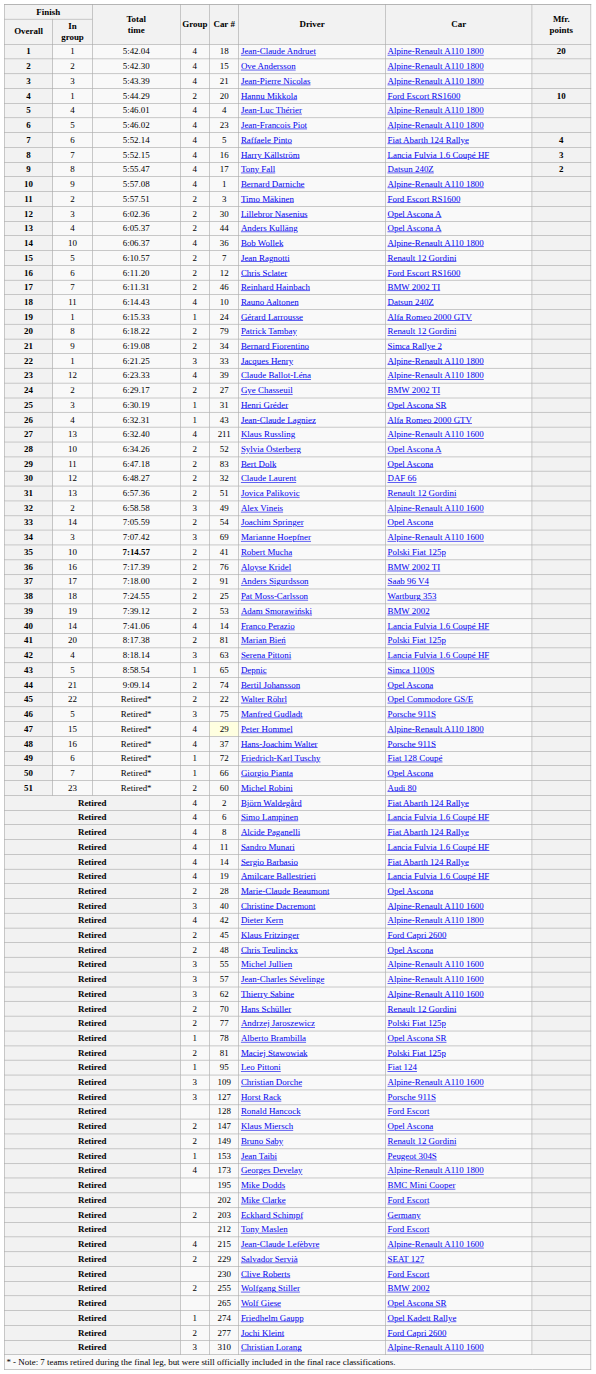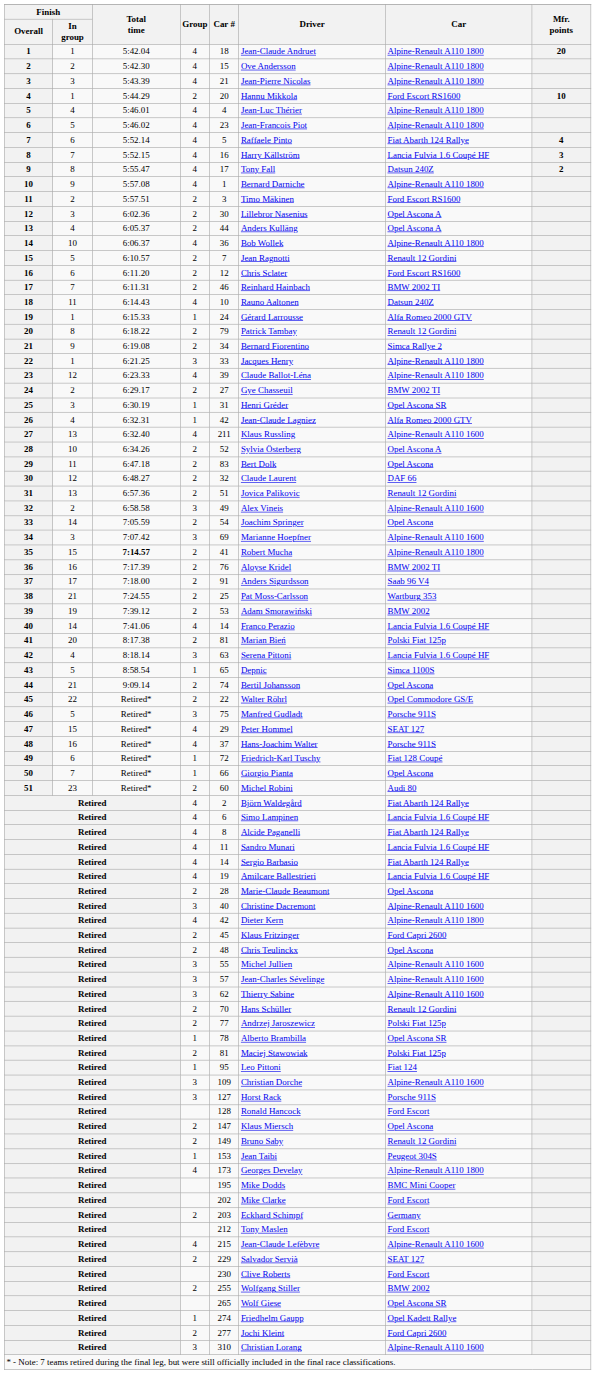(224, 420) 43 -> (224, 420) 42
(72, 552) 10 -> (72, 552) 15
(417, 552) Polski Fiat 125p -> (436, 552) Alpine-Renault A110 1800
(72, 597) 18 -> (72, 597) 21
(224, 729) lightyellow background -> (224, 729) no background
(436, 729) Alpine-Renault A110 1800 -> (406, 729) SEAT 127
